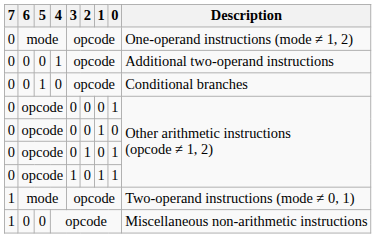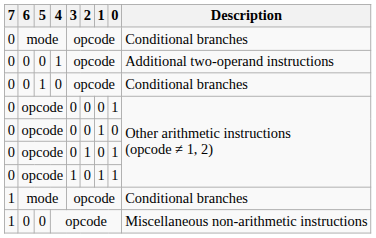(239, 38) One-operand instructions (mode ≠ 1, 2) -> (187, 38) Conditional branches
(240, 198) Two-operand instructions (mode ≠ 0, 1) -> (187, 198) Conditional branches
